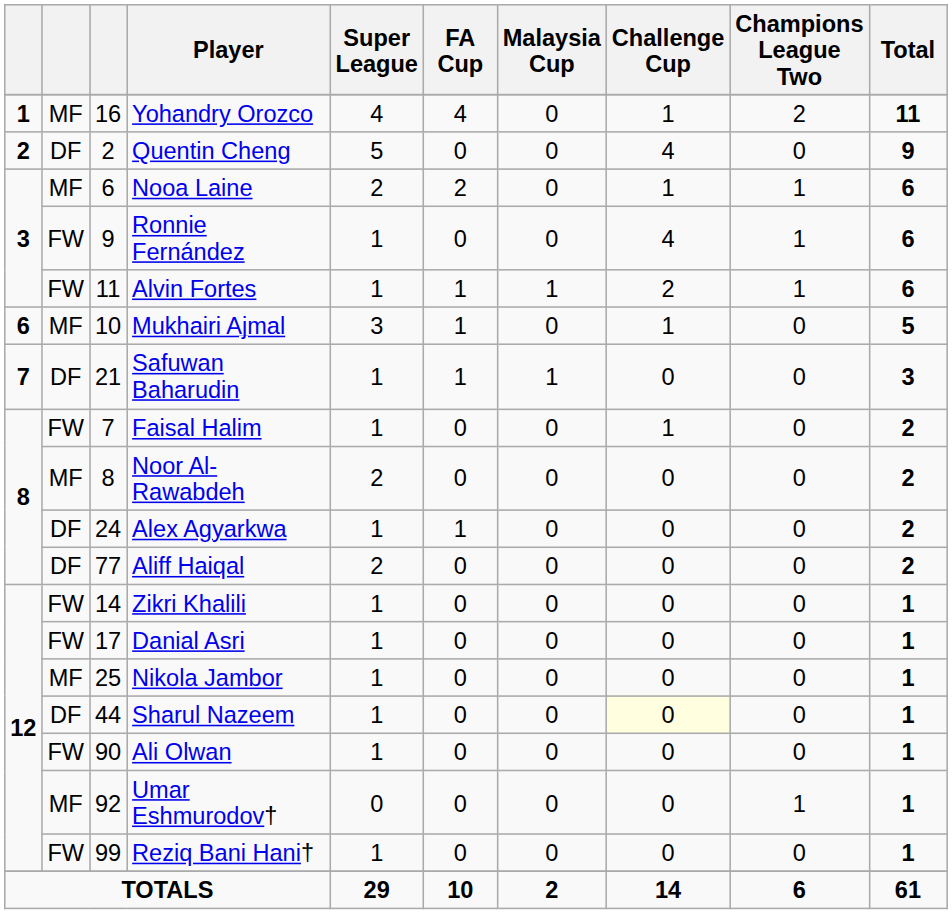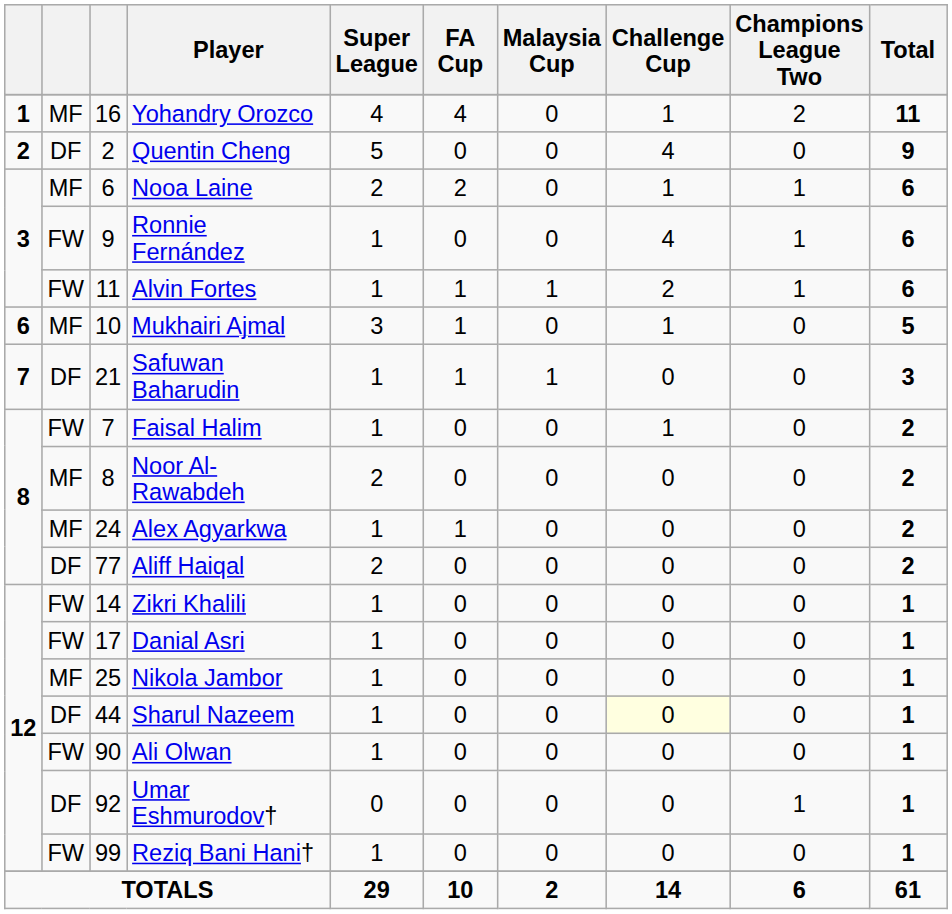(66, 528) DF -> (66, 528) MF
(66, 803) MF -> (66, 803) DF
